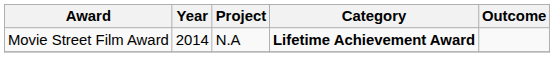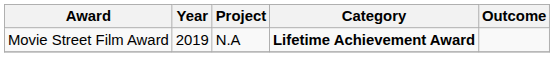(192, 39) 2014 -> (192, 39) 2019
